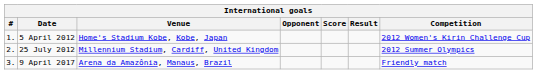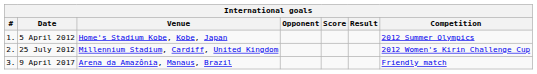(456, 36) 2012 Women's Kirin Challenge Cup -> (428, 36) 2012 Summer Olympics
(428, 49) 2012 Summer Olympics -> (456, 49) 2012 Women's Kirin Challenge Cup
